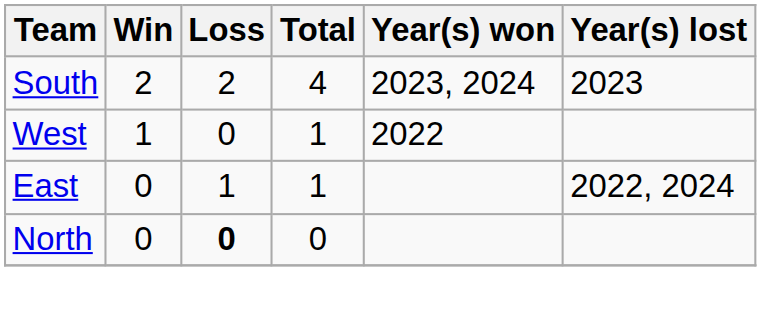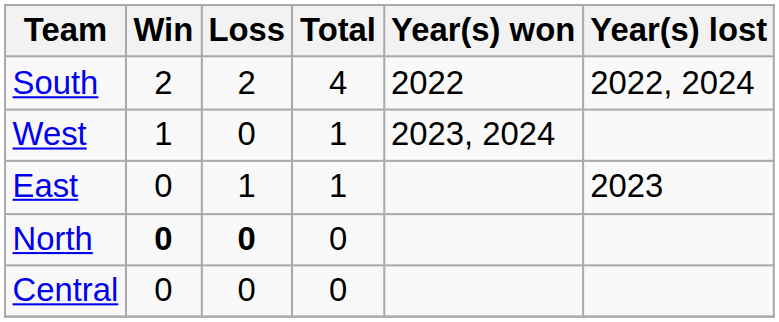(453, 82) 2023, 2024 -> (428, 82) 2022
(607, 82) 2023 -> (672, 82) 2022, 2024
(408, 134) 2022 -> (473, 134) 2023, 2024
(652, 186) 2022, 2024 -> (627, 186) 2023
(143, 238) normal -> (163, 238) bold
+ row: (65, 290)
